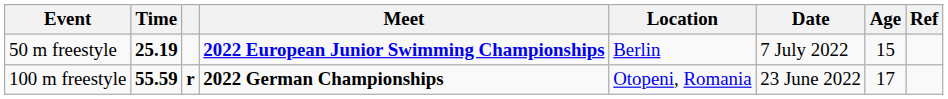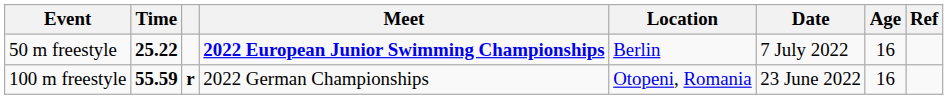(156, 49) 25.19 -> (156, 49) 25.22
(885, 49) 15 -> (885, 49) 16
(323, 79) bold -> (316, 79) normal
(885, 79) 17 -> (885, 79) 16
